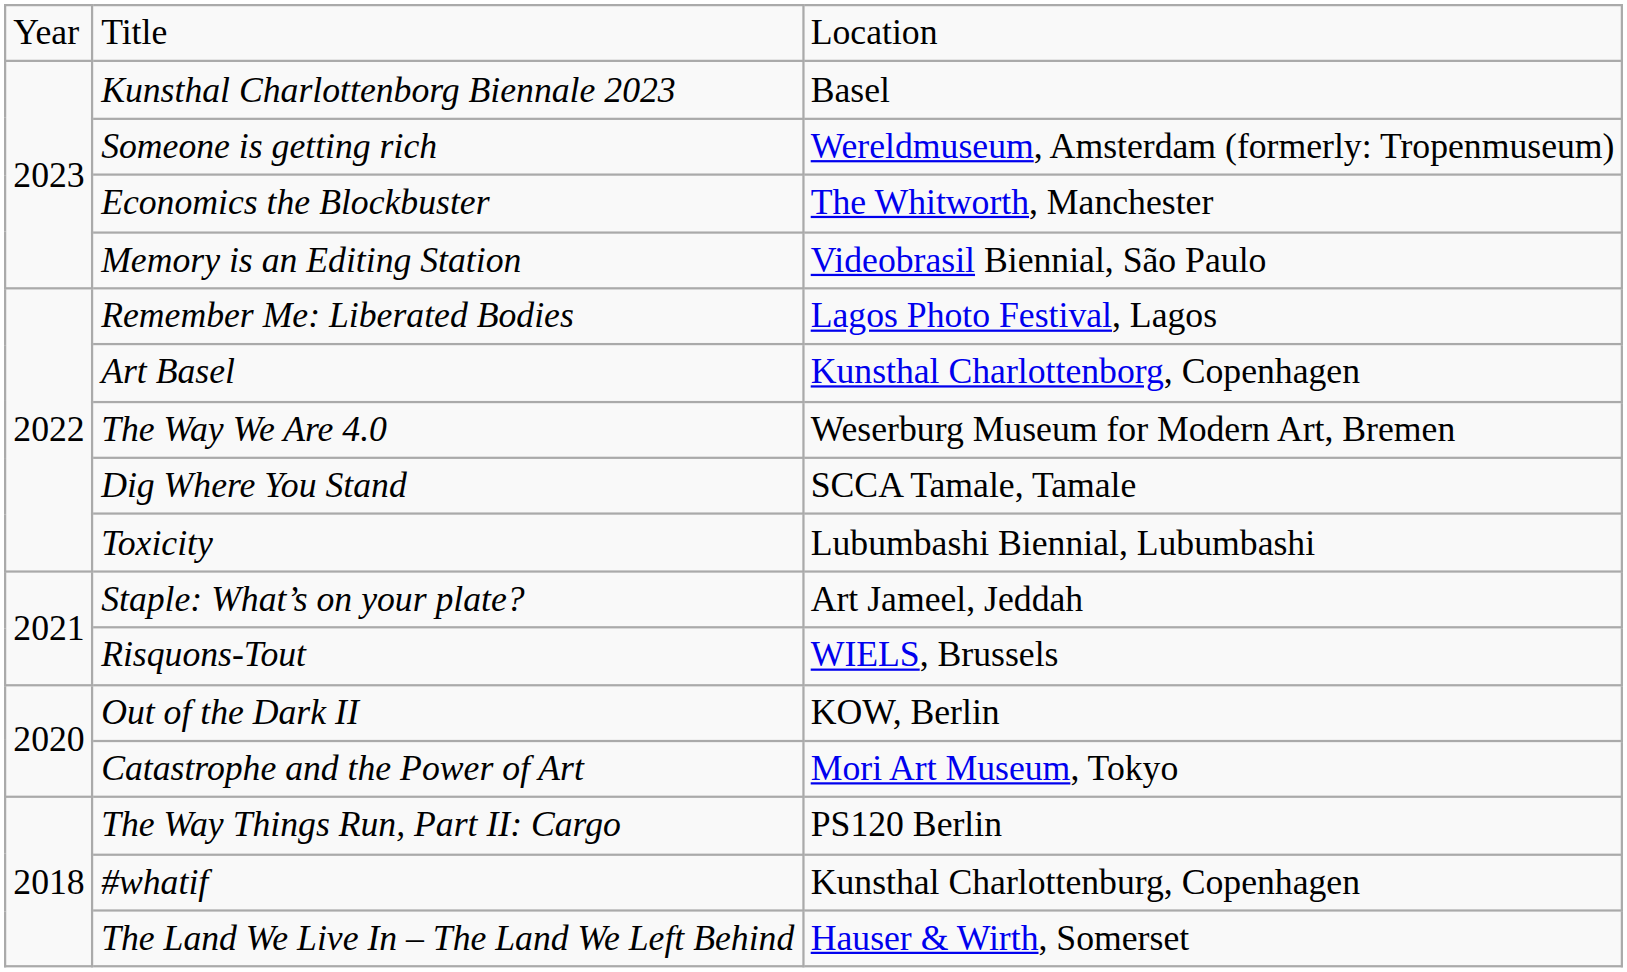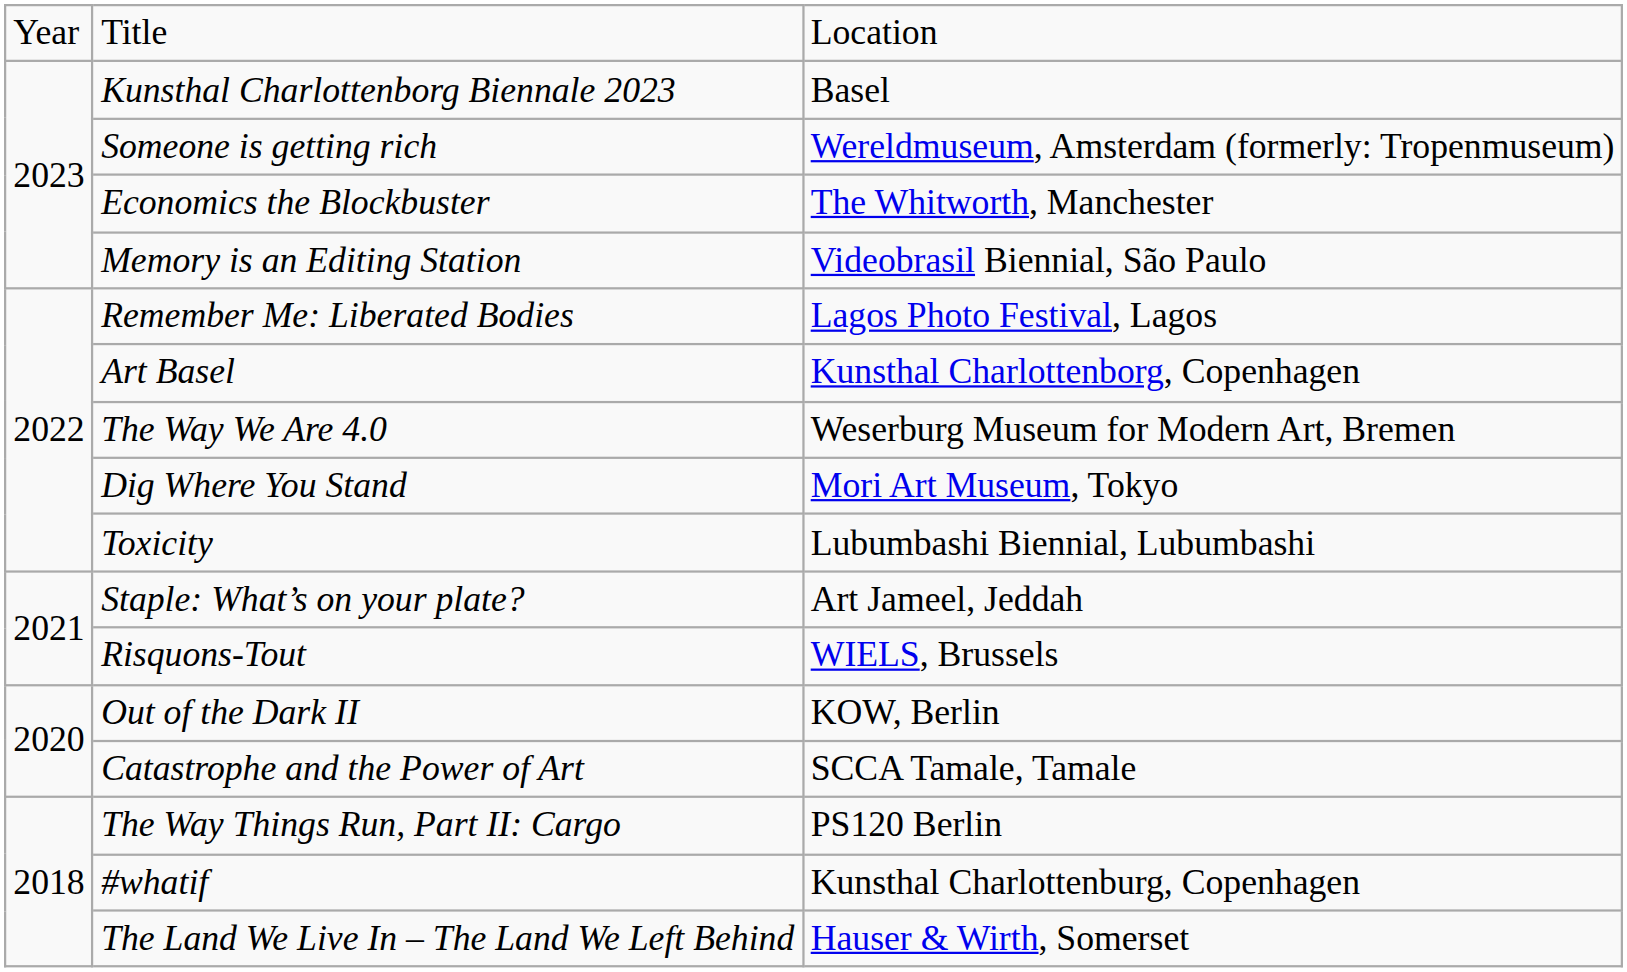(974, 485) SCCA Tamale, Tamale -> (994, 485) Mori Art Museum, Tokyo
(994, 768) Mori Art Museum, Tokyo -> (974, 768) SCCA Tamale, Tamale
